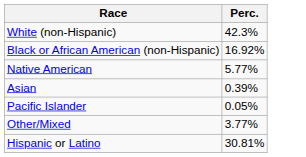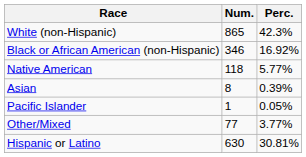+ column: (239, 13)
